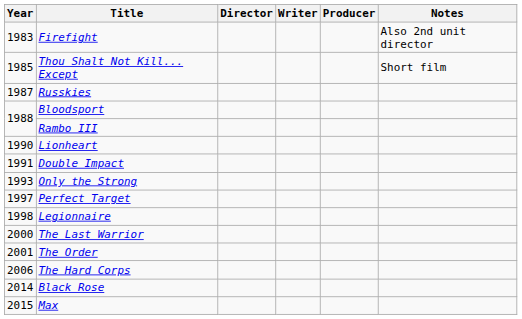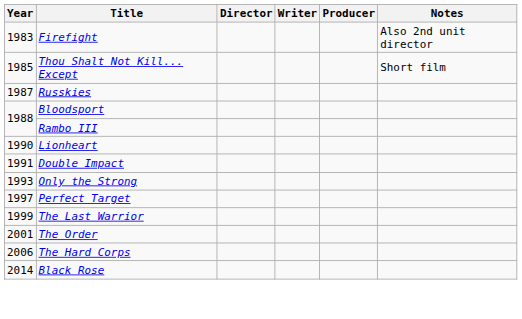- row: (75, 216)
(20, 234) 2000 -> (20, 216) 1999
- row: (48, 305)
